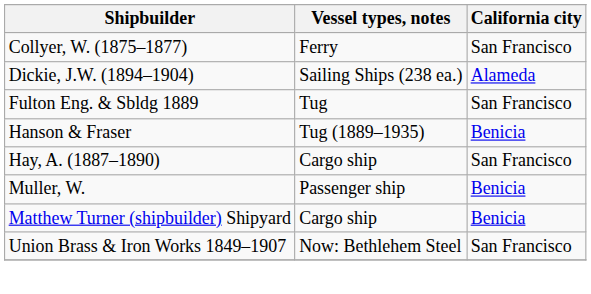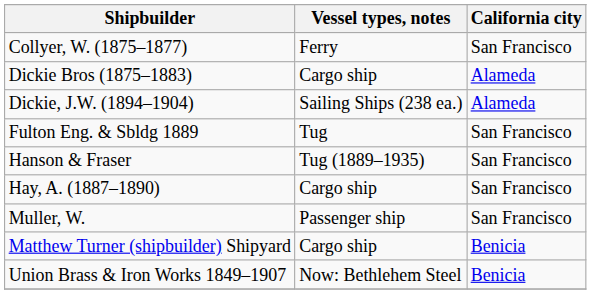+ row: (100, 75)
(498, 132) Benicia -> (521, 160) San Francisco
(498, 189) Benicia -> (521, 217) San Francisco
(521, 246) San Francisco -> (498, 274) Benicia
